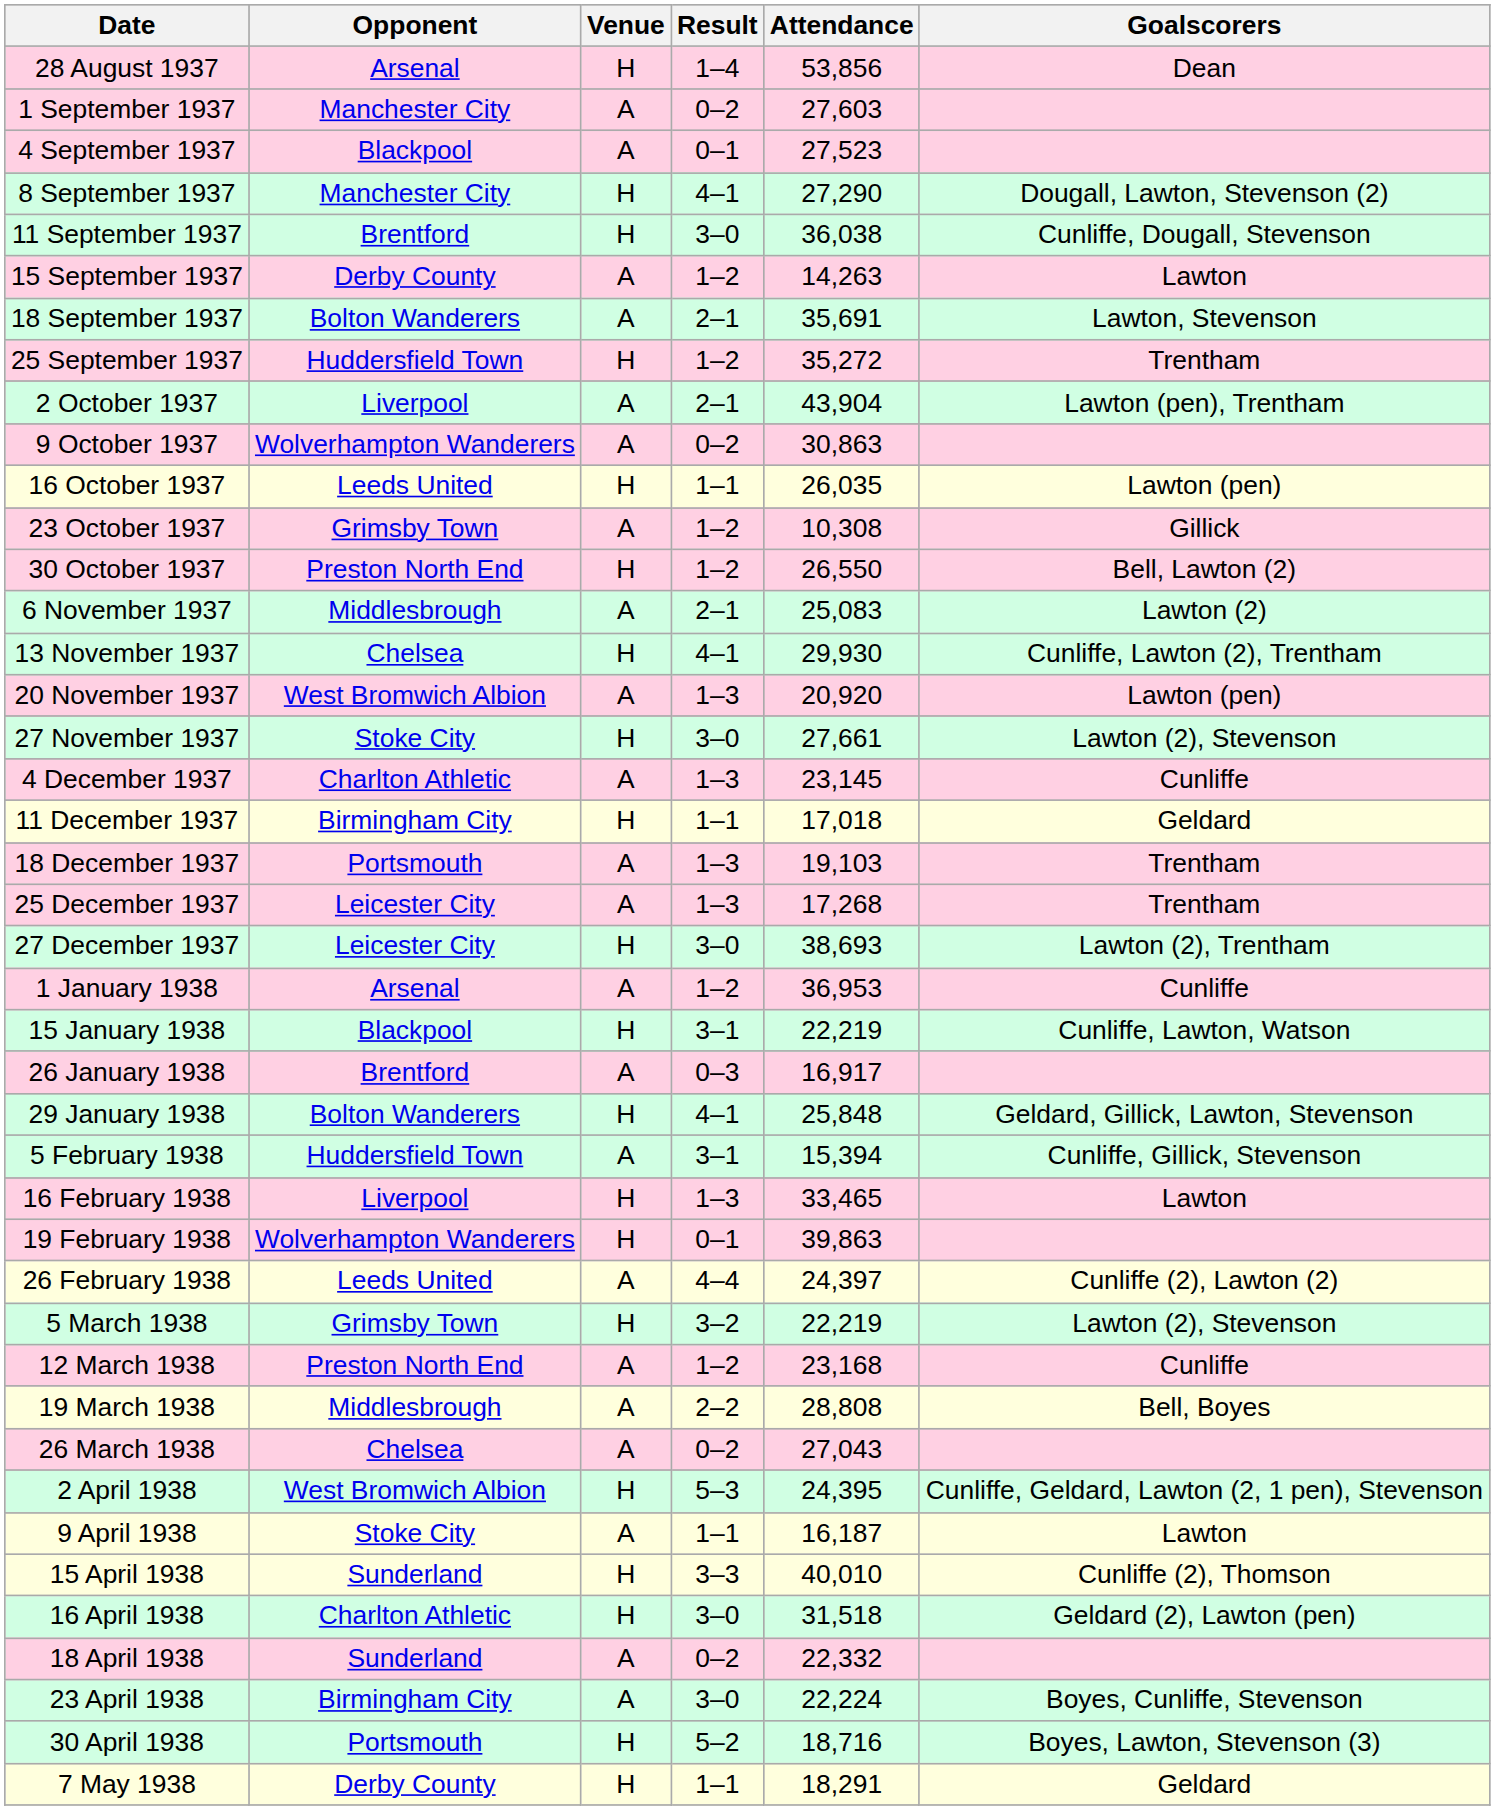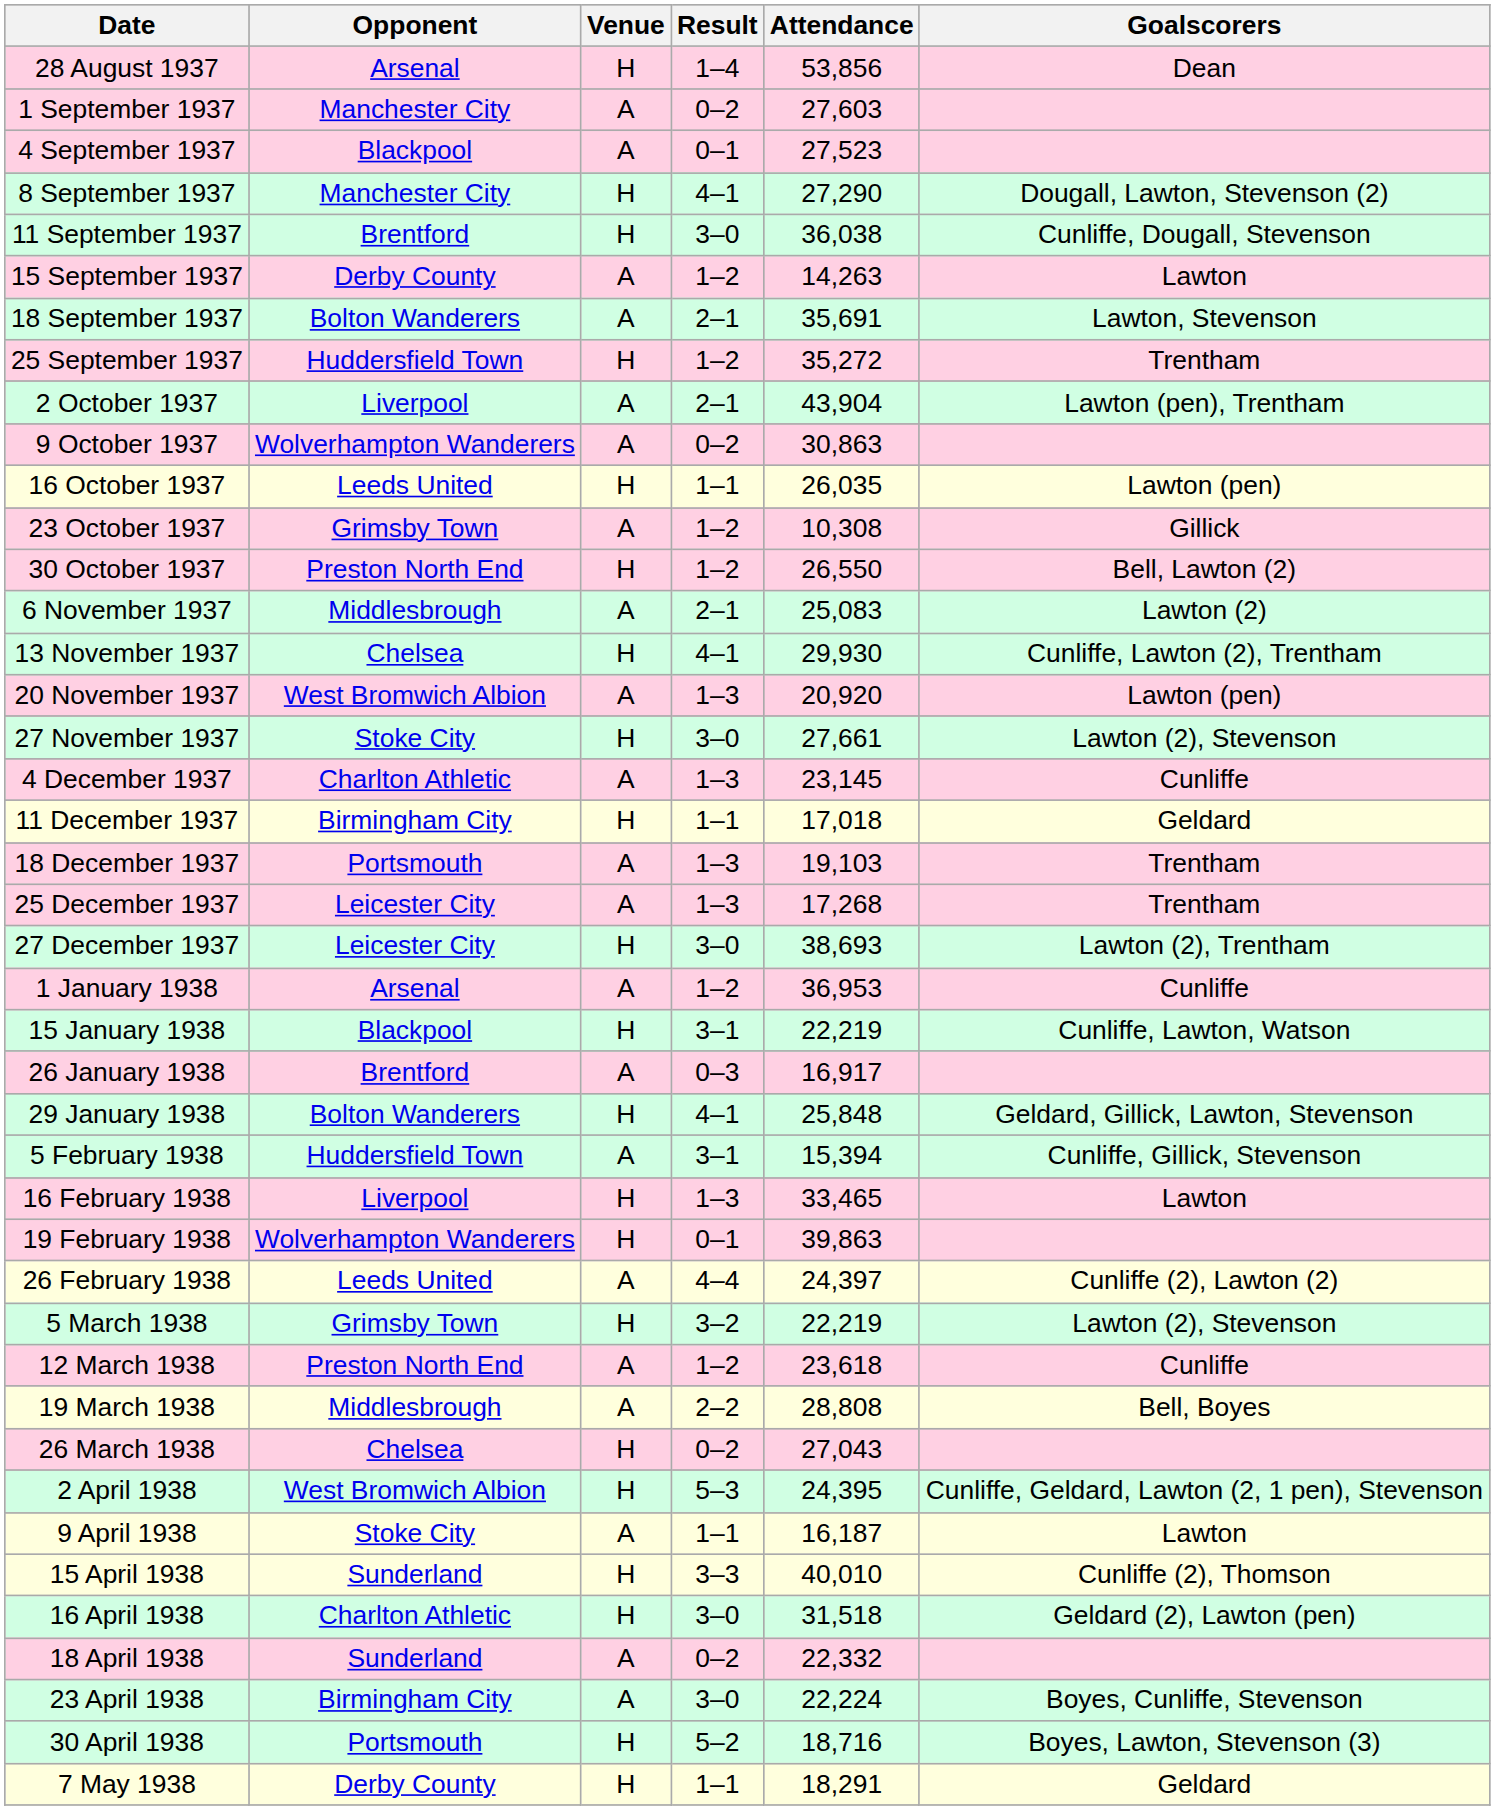(842, 1365) 23,168 -> (842, 1365) 23,618
(626, 1448) A -> (626, 1448) H
